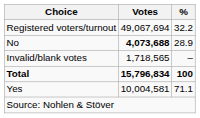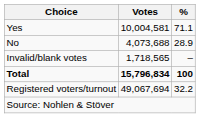rows swapped: (15, 89) <-> (61, 27)
(148, 43) bold -> (148, 43) normal
